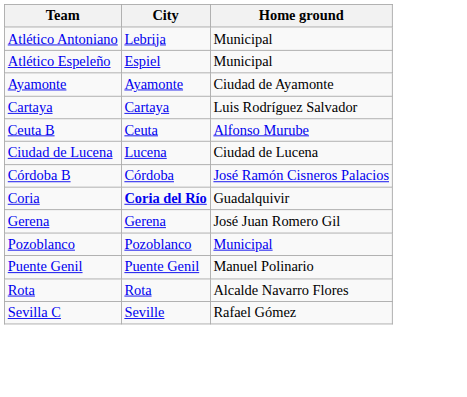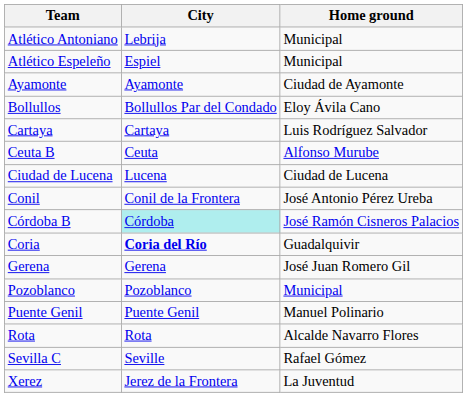+ row: (34, 107)
+ row: (24, 198)
(149, 175) no background -> (149, 221) paleturquoise background
+ row: (25, 381)
